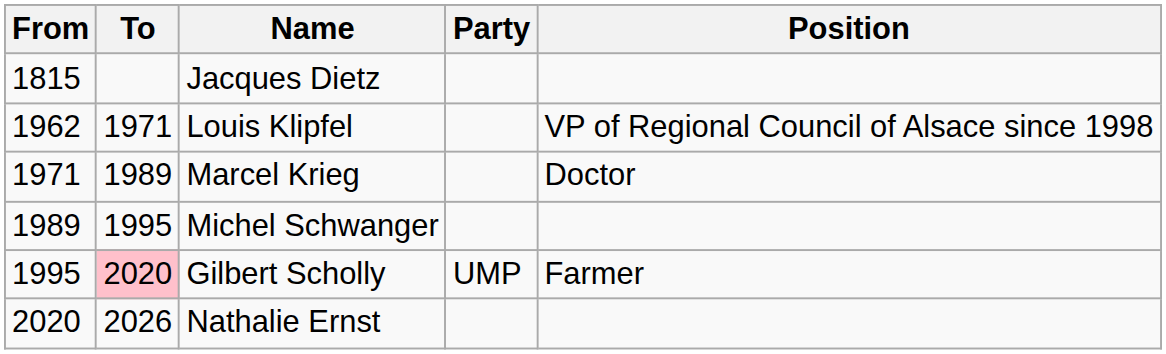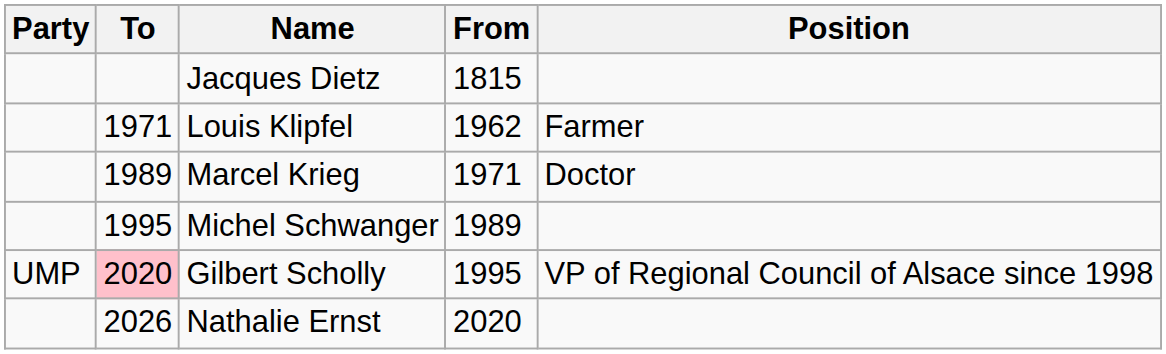columns swapped: (51, 28) <-> (492, 28)
(849, 126) VP of Regional Council of Alsace since 1998 -> (594, 126) Farmer
(594, 273) Farmer -> (849, 273) VP of Regional Council of Alsace since 1998
